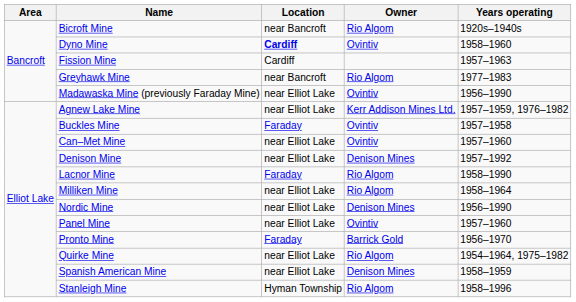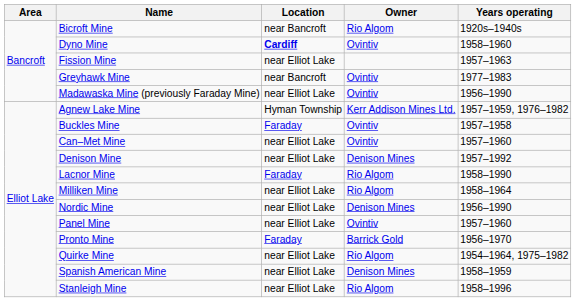(279, 61) Cardiff -> (300, 61) near Elliot Lake
(370, 77) Rio Algom -> (362, 77) Ovintiv
(300, 110) near Elliot Lake -> (303, 110) Hyman Township
(303, 288) Hyman Township -> (300, 288) near Elliot Lake
